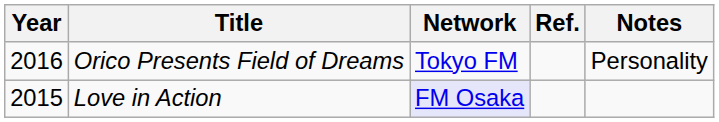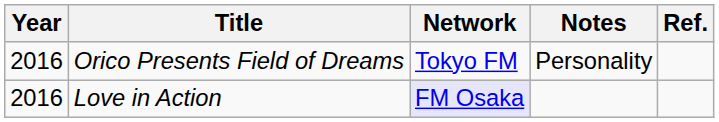columns swapped: (649, 23) <-> (558, 23)
(37, 98) 2015 -> (37, 98) 2016
